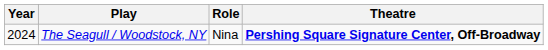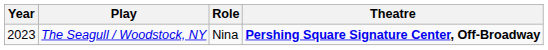(21, 34) 2024 -> (21, 34) 2023
